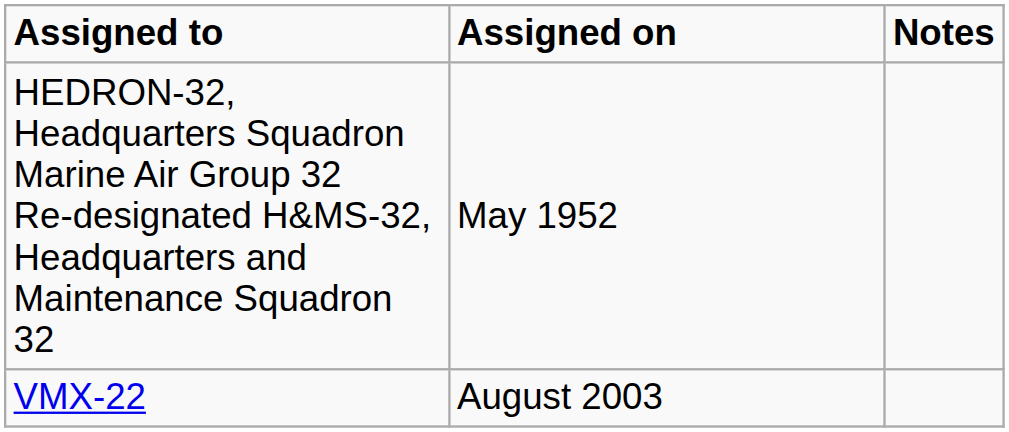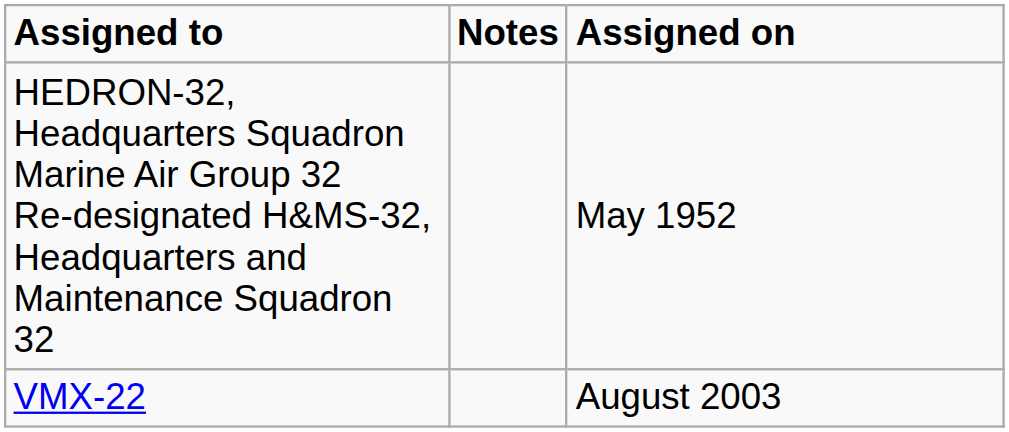columns swapped: (567, 33) <-> (944, 33)
